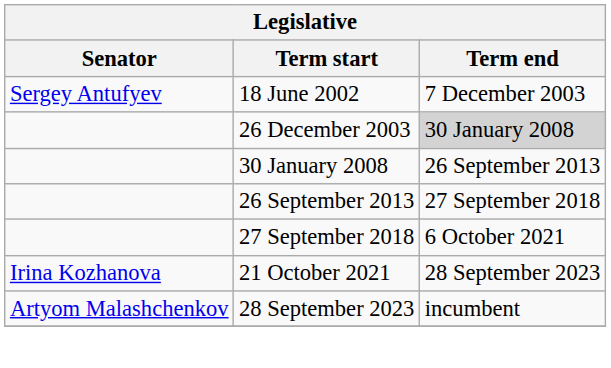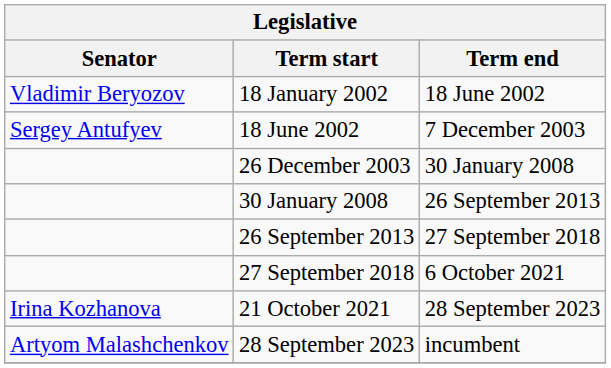+ row: (314, 93)
(499, 129) lightgrey background -> (499, 165) no background
